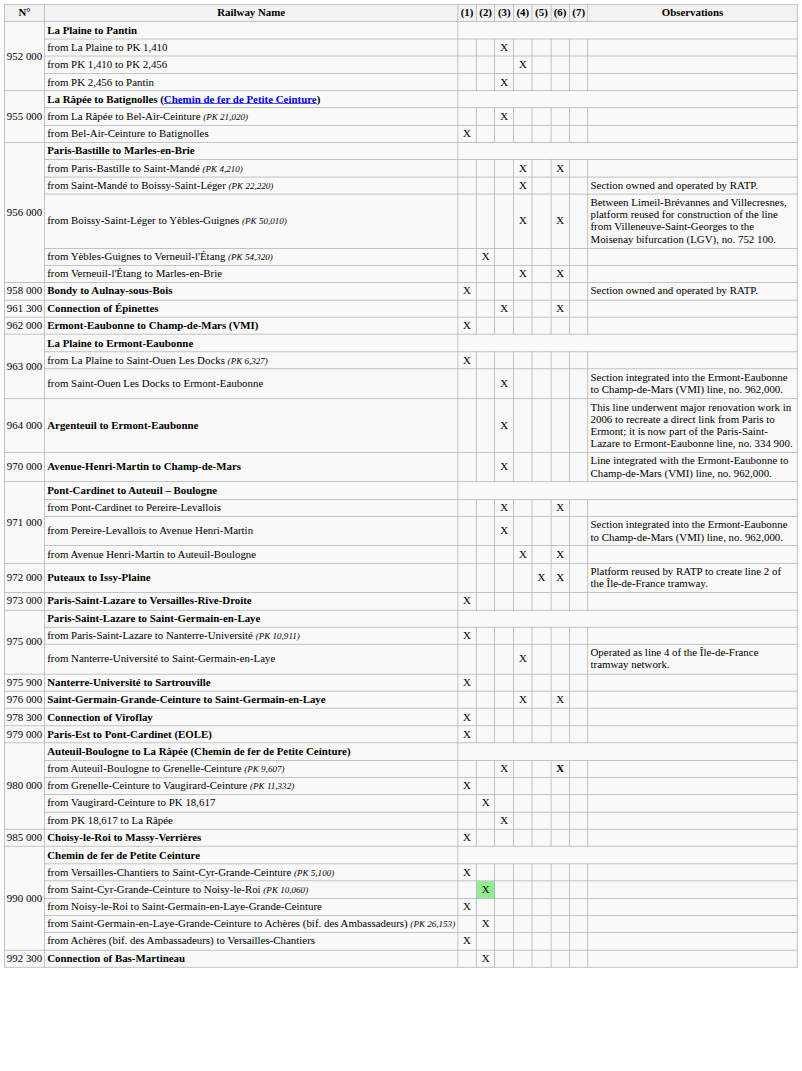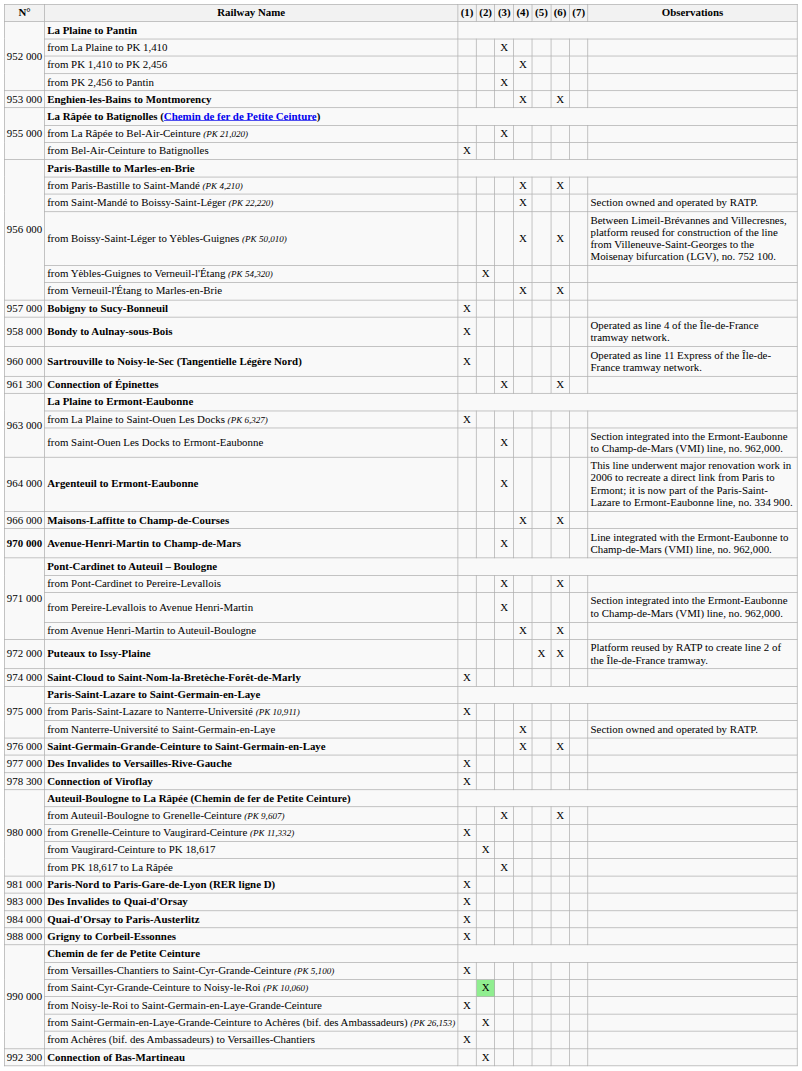+ row: (129, 99)
+ row: (108, 308)
(674, 291) Section owned and operated by RATP. -> (674, 332) Operated as line 4 of the Île-de-France tramway network.
+ row: (174, 361)
- row: (153, 325)
+ row: (138, 520)
(25, 467) normal -> (25, 543) bold
- row: (149, 601)
+ row: (174, 677)
(674, 659) Operated as line 4 of the Île-de-France tramway network. -> (674, 729) Section owned and operated by RATP.
- row: (129, 682)
+ row: (140, 763)
- row: (130, 734)
(560, 768) bold -> (560, 815) normal
+ row: (161, 884)
+ row: (117, 901)
+ row: (123, 919)
- row: (124, 837)
+ row: (112, 936)
